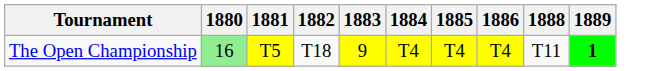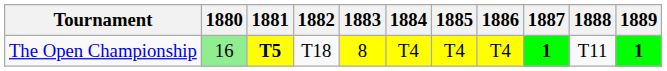+ column: (546, 20)
(270, 50) normal -> (270, 50) bold
(362, 50) 9 -> (362, 50) 8
